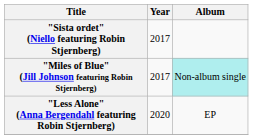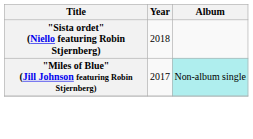(160, 39) 2017 -> (160, 39) 2018
- row: (76, 115)
